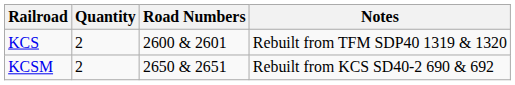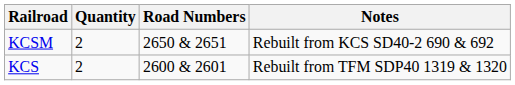rows swapped: (24, 42) <-> (31, 67)
